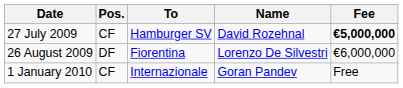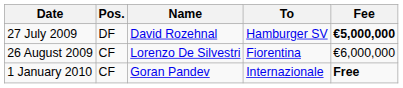columns swapped: (273, 14) <-> (171, 14)
(107, 33) CF -> (107, 33) DF
(107, 53) DF -> (107, 53) CF
(346, 72) normal -> (346, 72) bold
